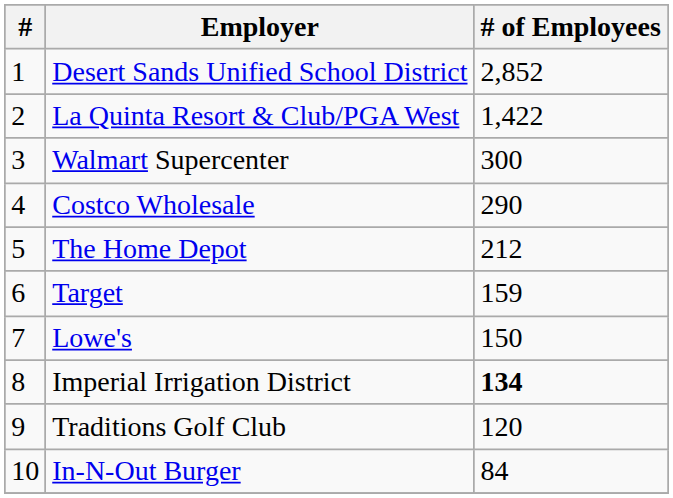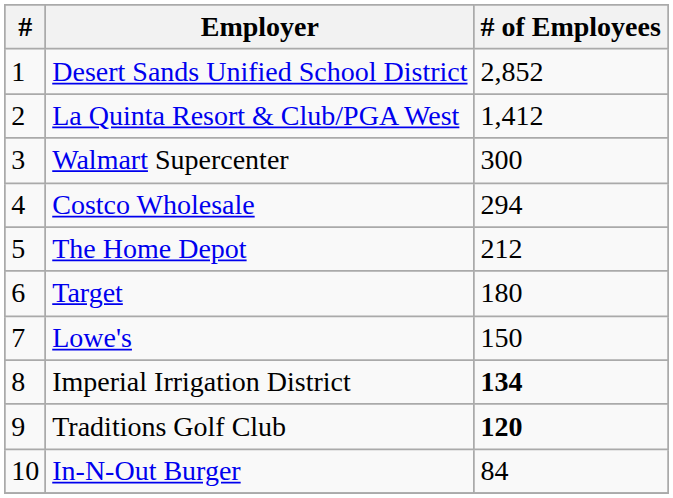(512, 115) 1,422 -> (512, 115) 1,412
(501, 204) 290 -> (501, 204) 294
(501, 293) 159 -> (501, 293) 180
(501, 426) normal -> (501, 426) bold
